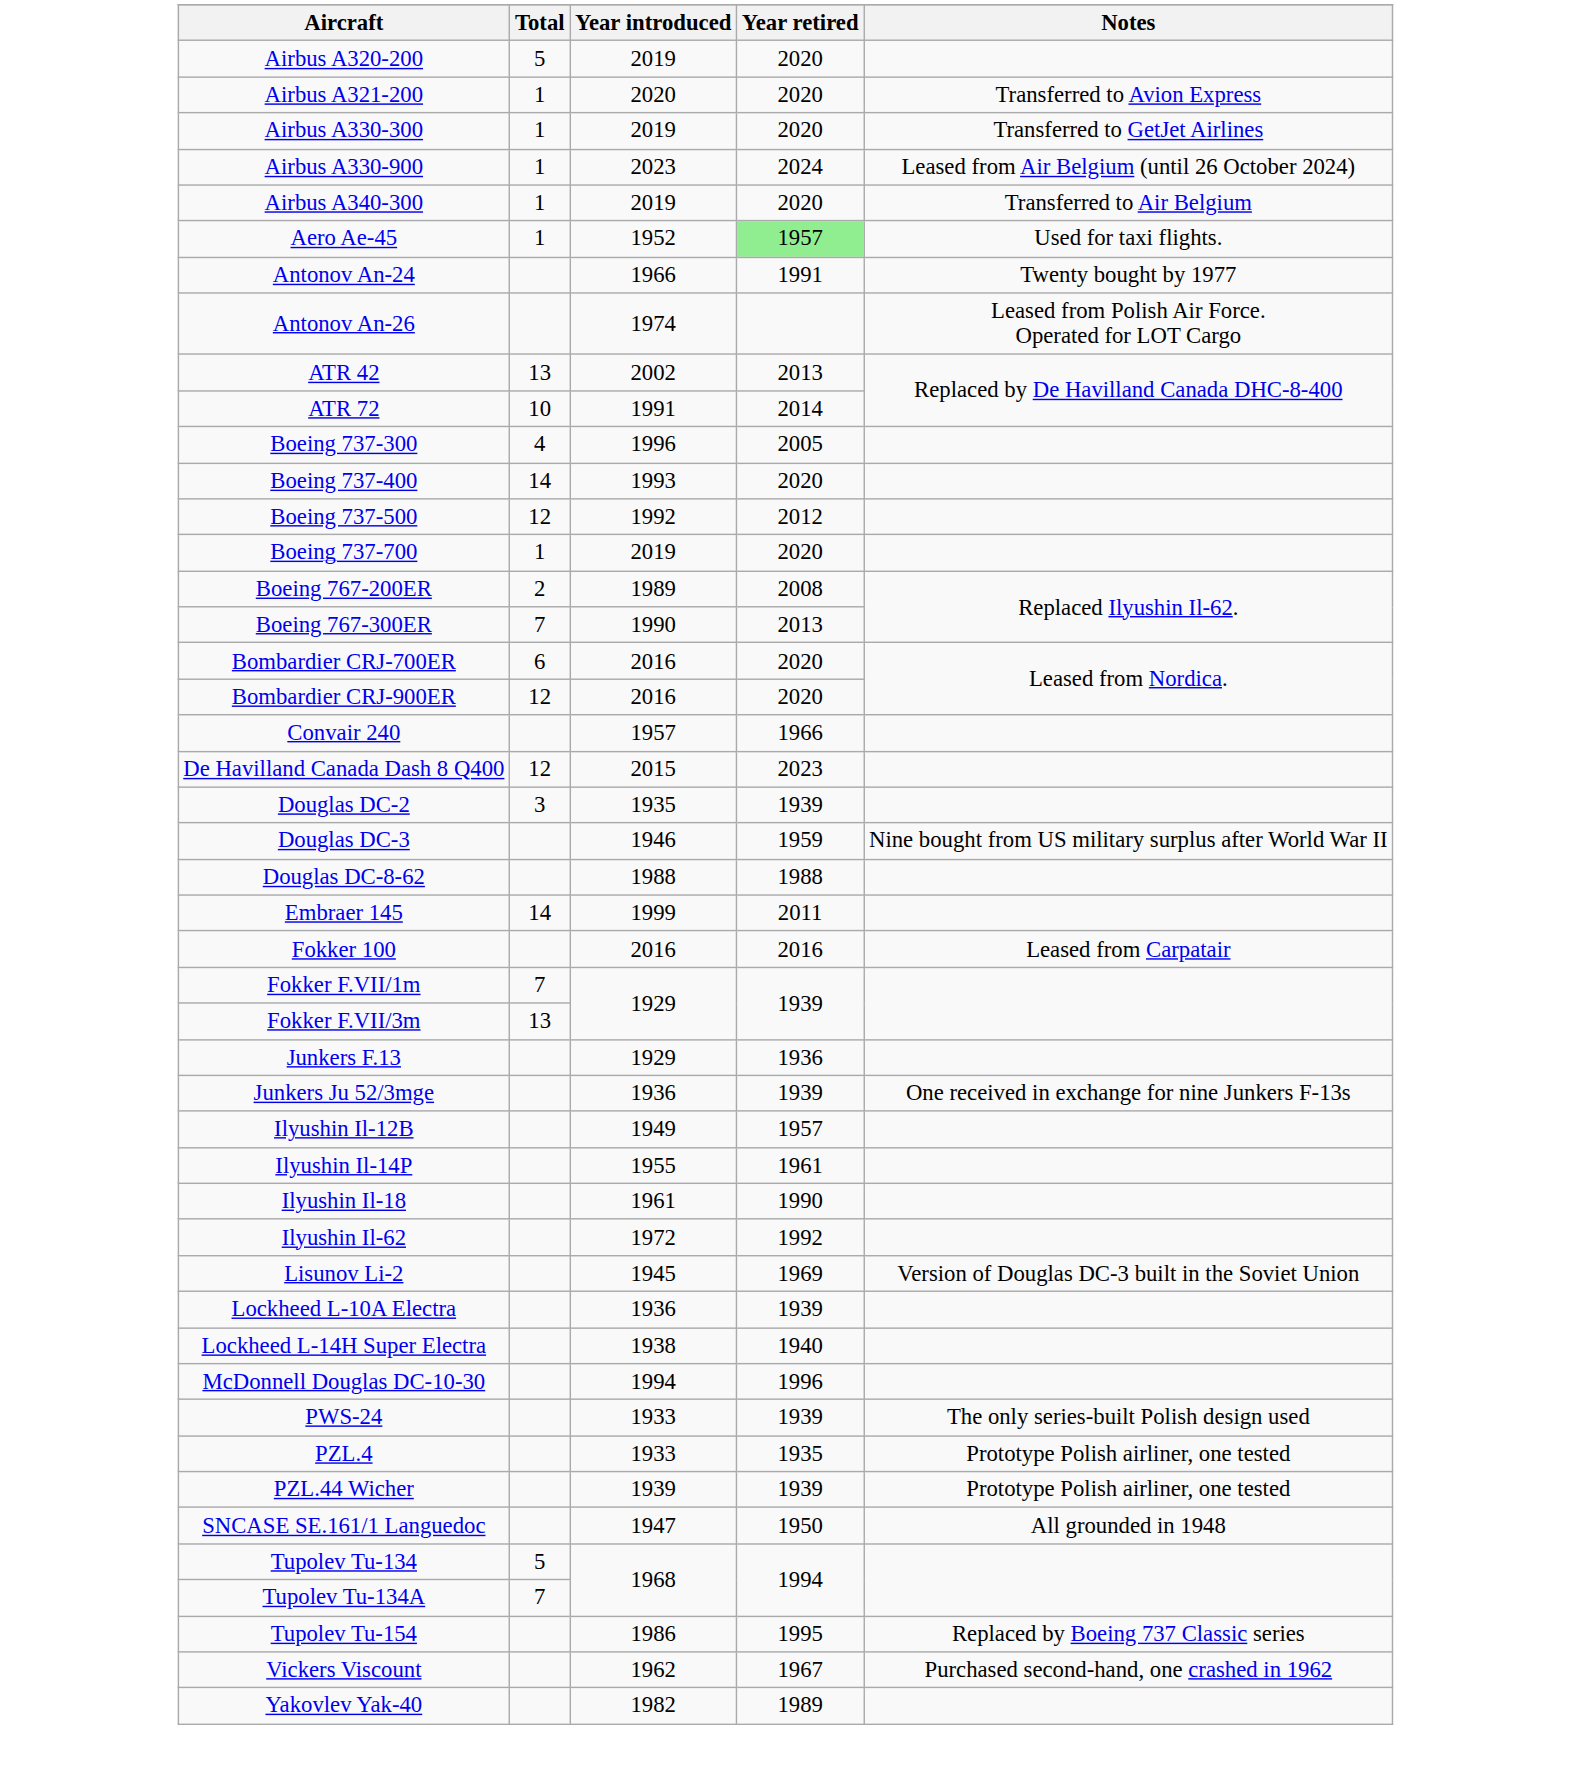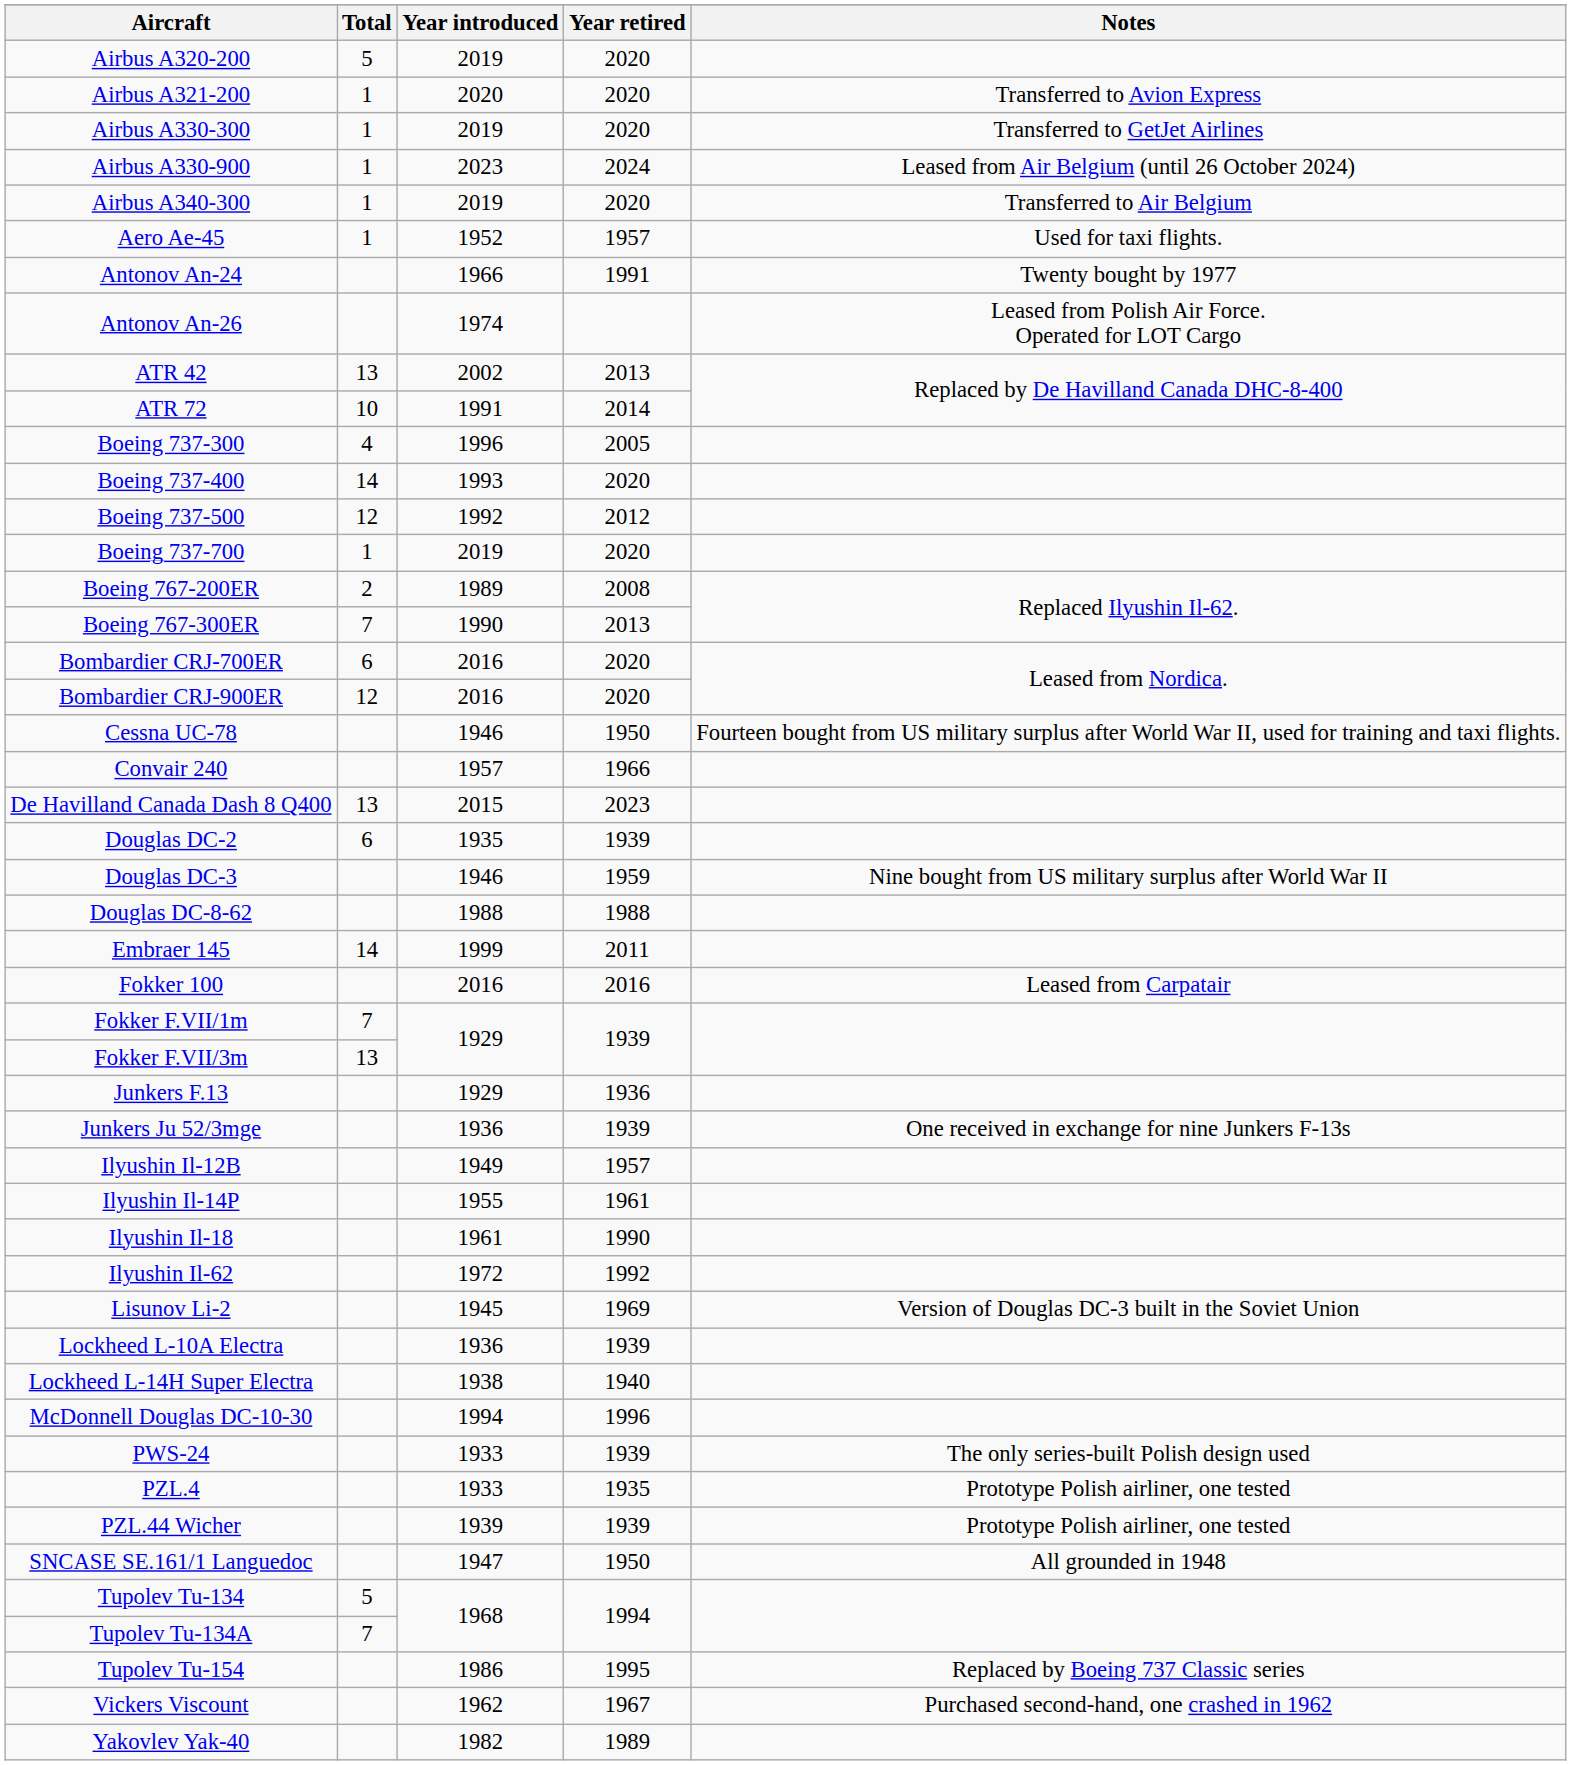(800, 238) lightgreen background -> (627, 238) no background
+ row: (171, 732)
(540, 768) 12 -> (367, 804) 13
(540, 804) 3 -> (367, 840) 6
